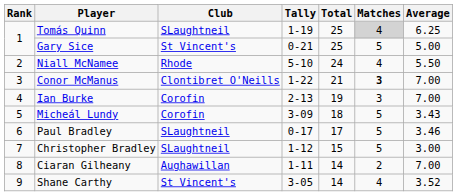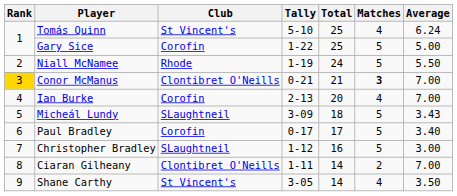(195, 30) SLaughtneil -> (198, 30) St Vincent's
(300, 30) 1-19 -> (300, 30) 5-10
(379, 30) lightgrey background -> (379, 30) no background
(428, 30) 6.25 -> (428, 30) 6.24
(198, 47) St Vincent's -> (183, 47) Corofin
(300, 47) 0-21 -> (300, 47) 1-22
(300, 64) 5-10 -> (300, 64) 1-19
(379, 64) 4 -> (379, 64) 5
(19, 81) no background -> (19, 81) gold background
(300, 81) 1-22 -> (300, 81) 0-21
(337, 98) 19 -> (337, 98) 20
(379, 98) 3 -> (379, 98) 4
(183, 115) Corofin -> (195, 115) SLaughtneil
(195, 132) SLaughtneil -> (183, 132) Corofin
(428, 132) 3.46 -> (428, 132) 3.40
(337, 148) 15 -> (337, 148) 16
(195, 165) Aughawillan -> (220, 165) Clontibret O'Neills
(428, 182) 3.52 -> (428, 182) 3.50
